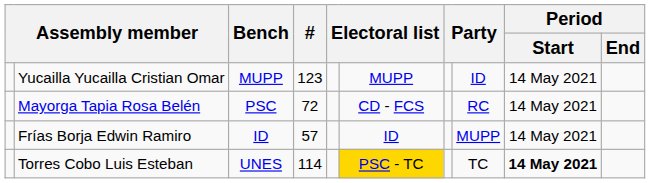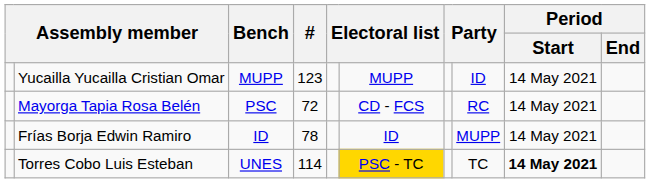(310, 135) 57 -> (310, 135) 78
